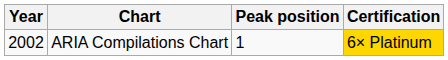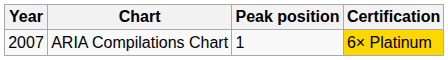(26, 42) 2002 -> (26, 42) 2007
